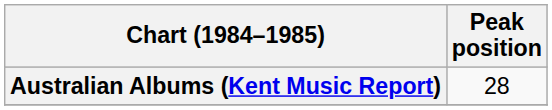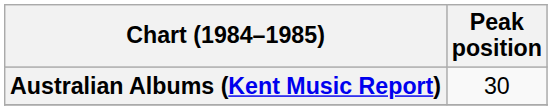(497, 85) 28 -> (497, 85) 30
